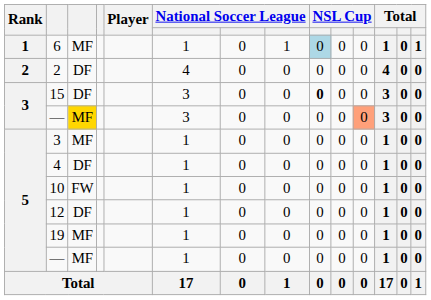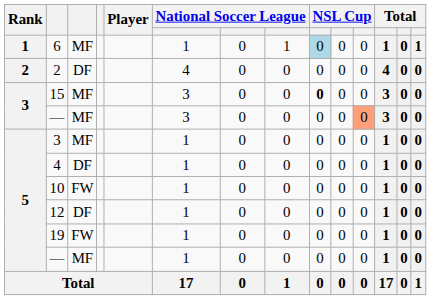(82, 93) DF -> (82, 93) MF
(82, 117) gold background -> (82, 117) no background
(82, 235) MF -> (82, 235) FW
